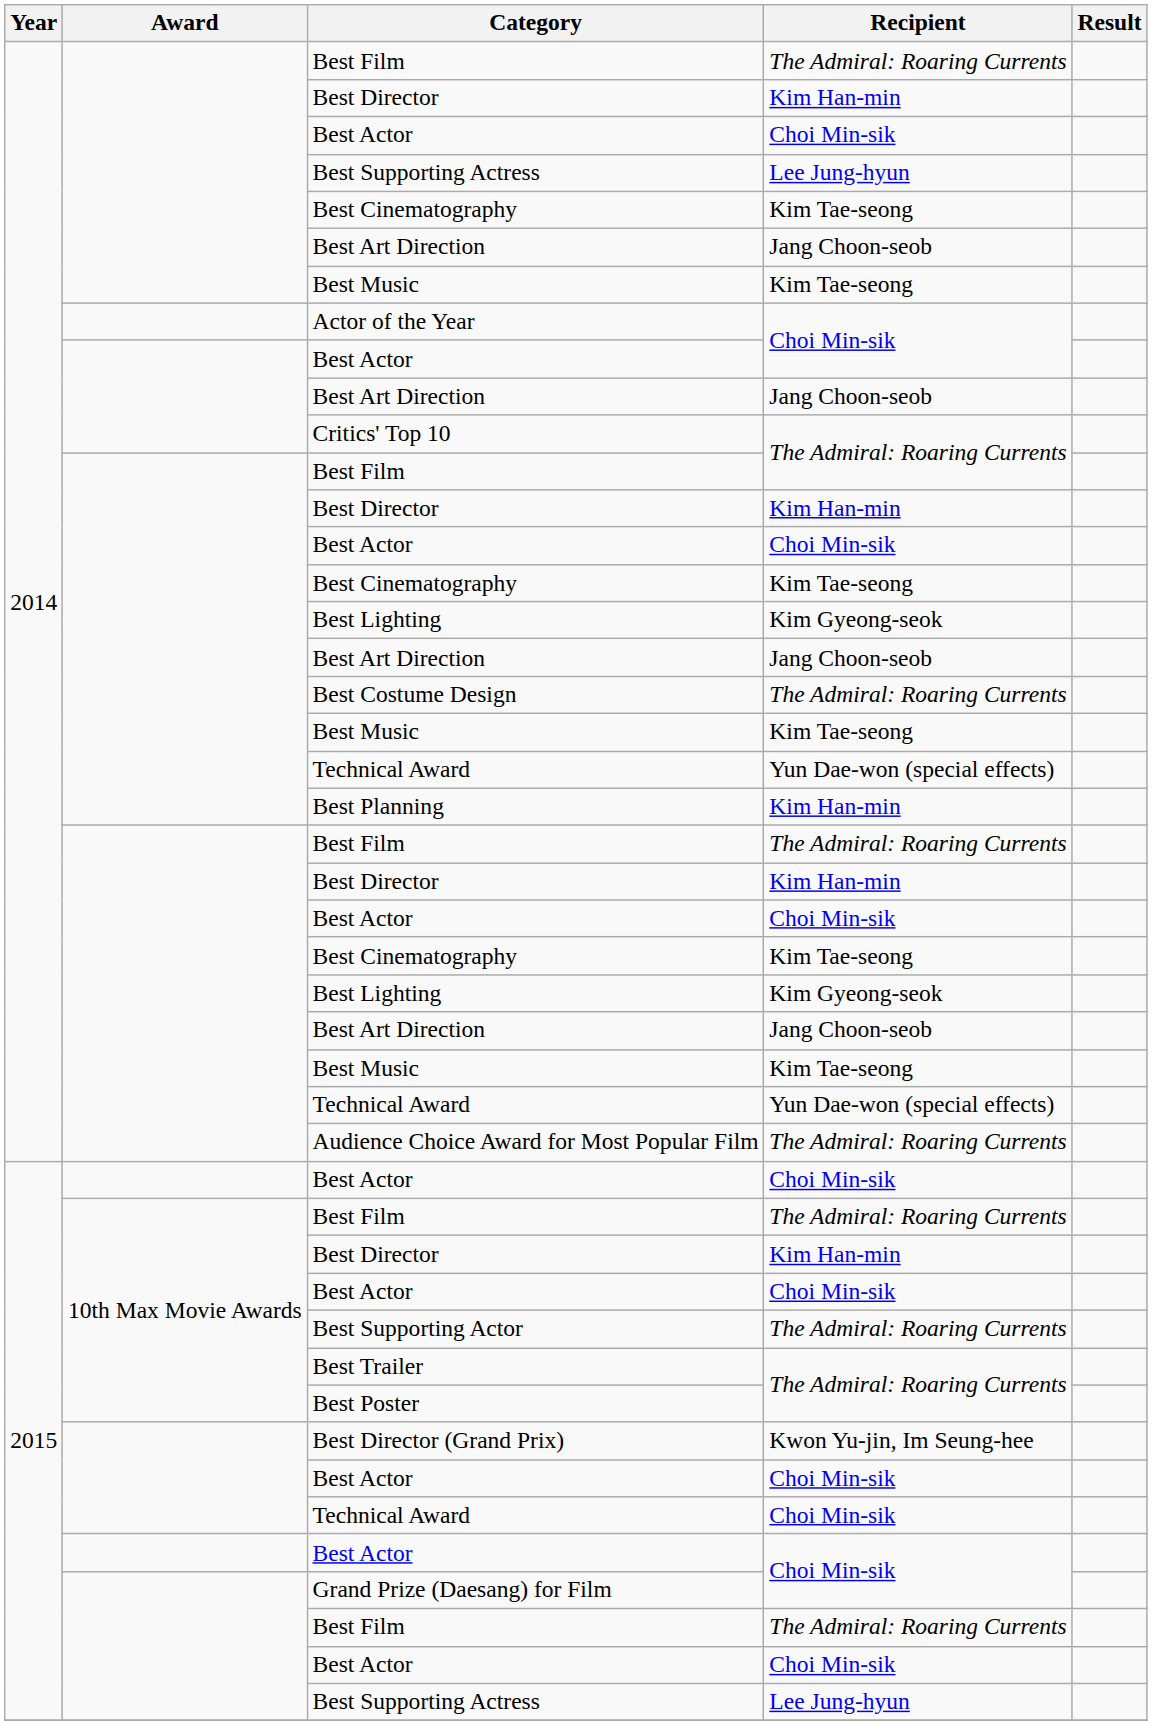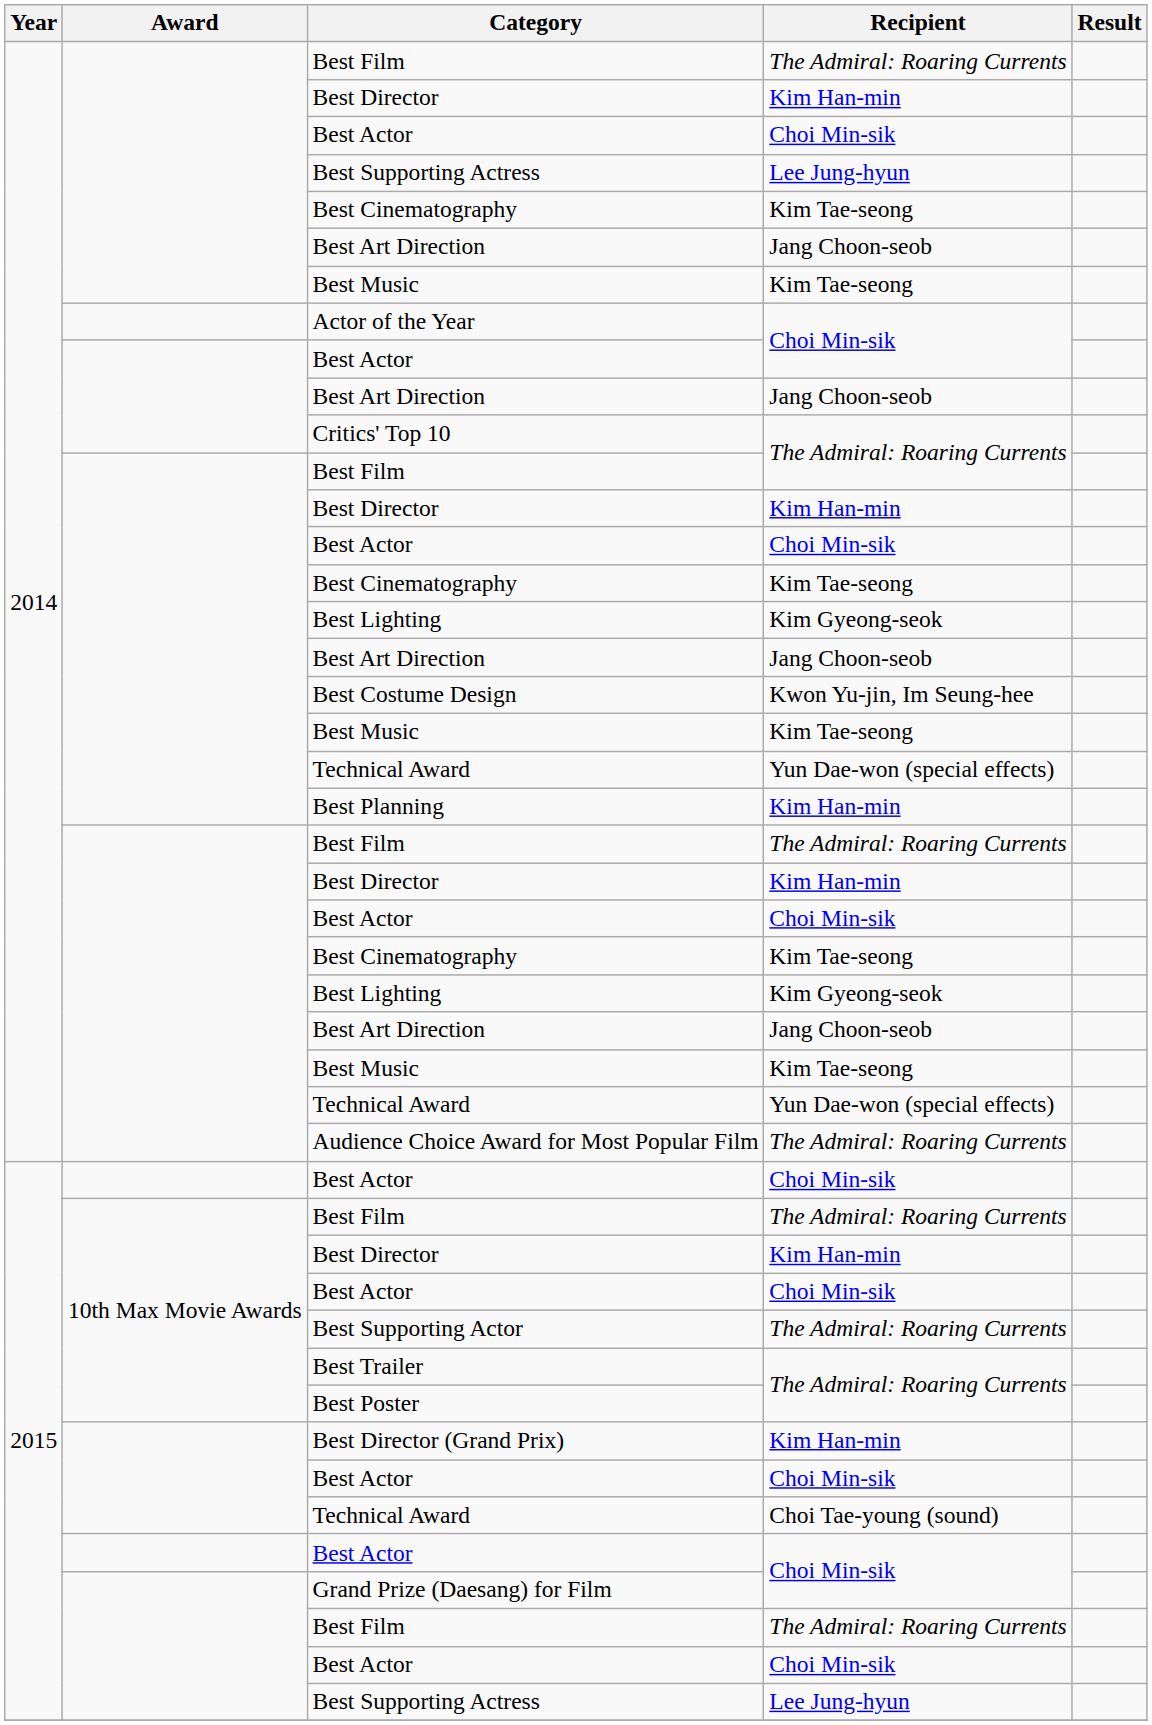(918, 694) The Admiral: Roaring Currents -> (902, 694) Kwon Yu-jin, Im Seung-hee
(902, 1440) Kwon Yu-jin, Im Seung-hee -> (835, 1440) Kim Han-min
(832, 1515) Choi Min-sik -> (884, 1515) Choi Tae-young (sound)
